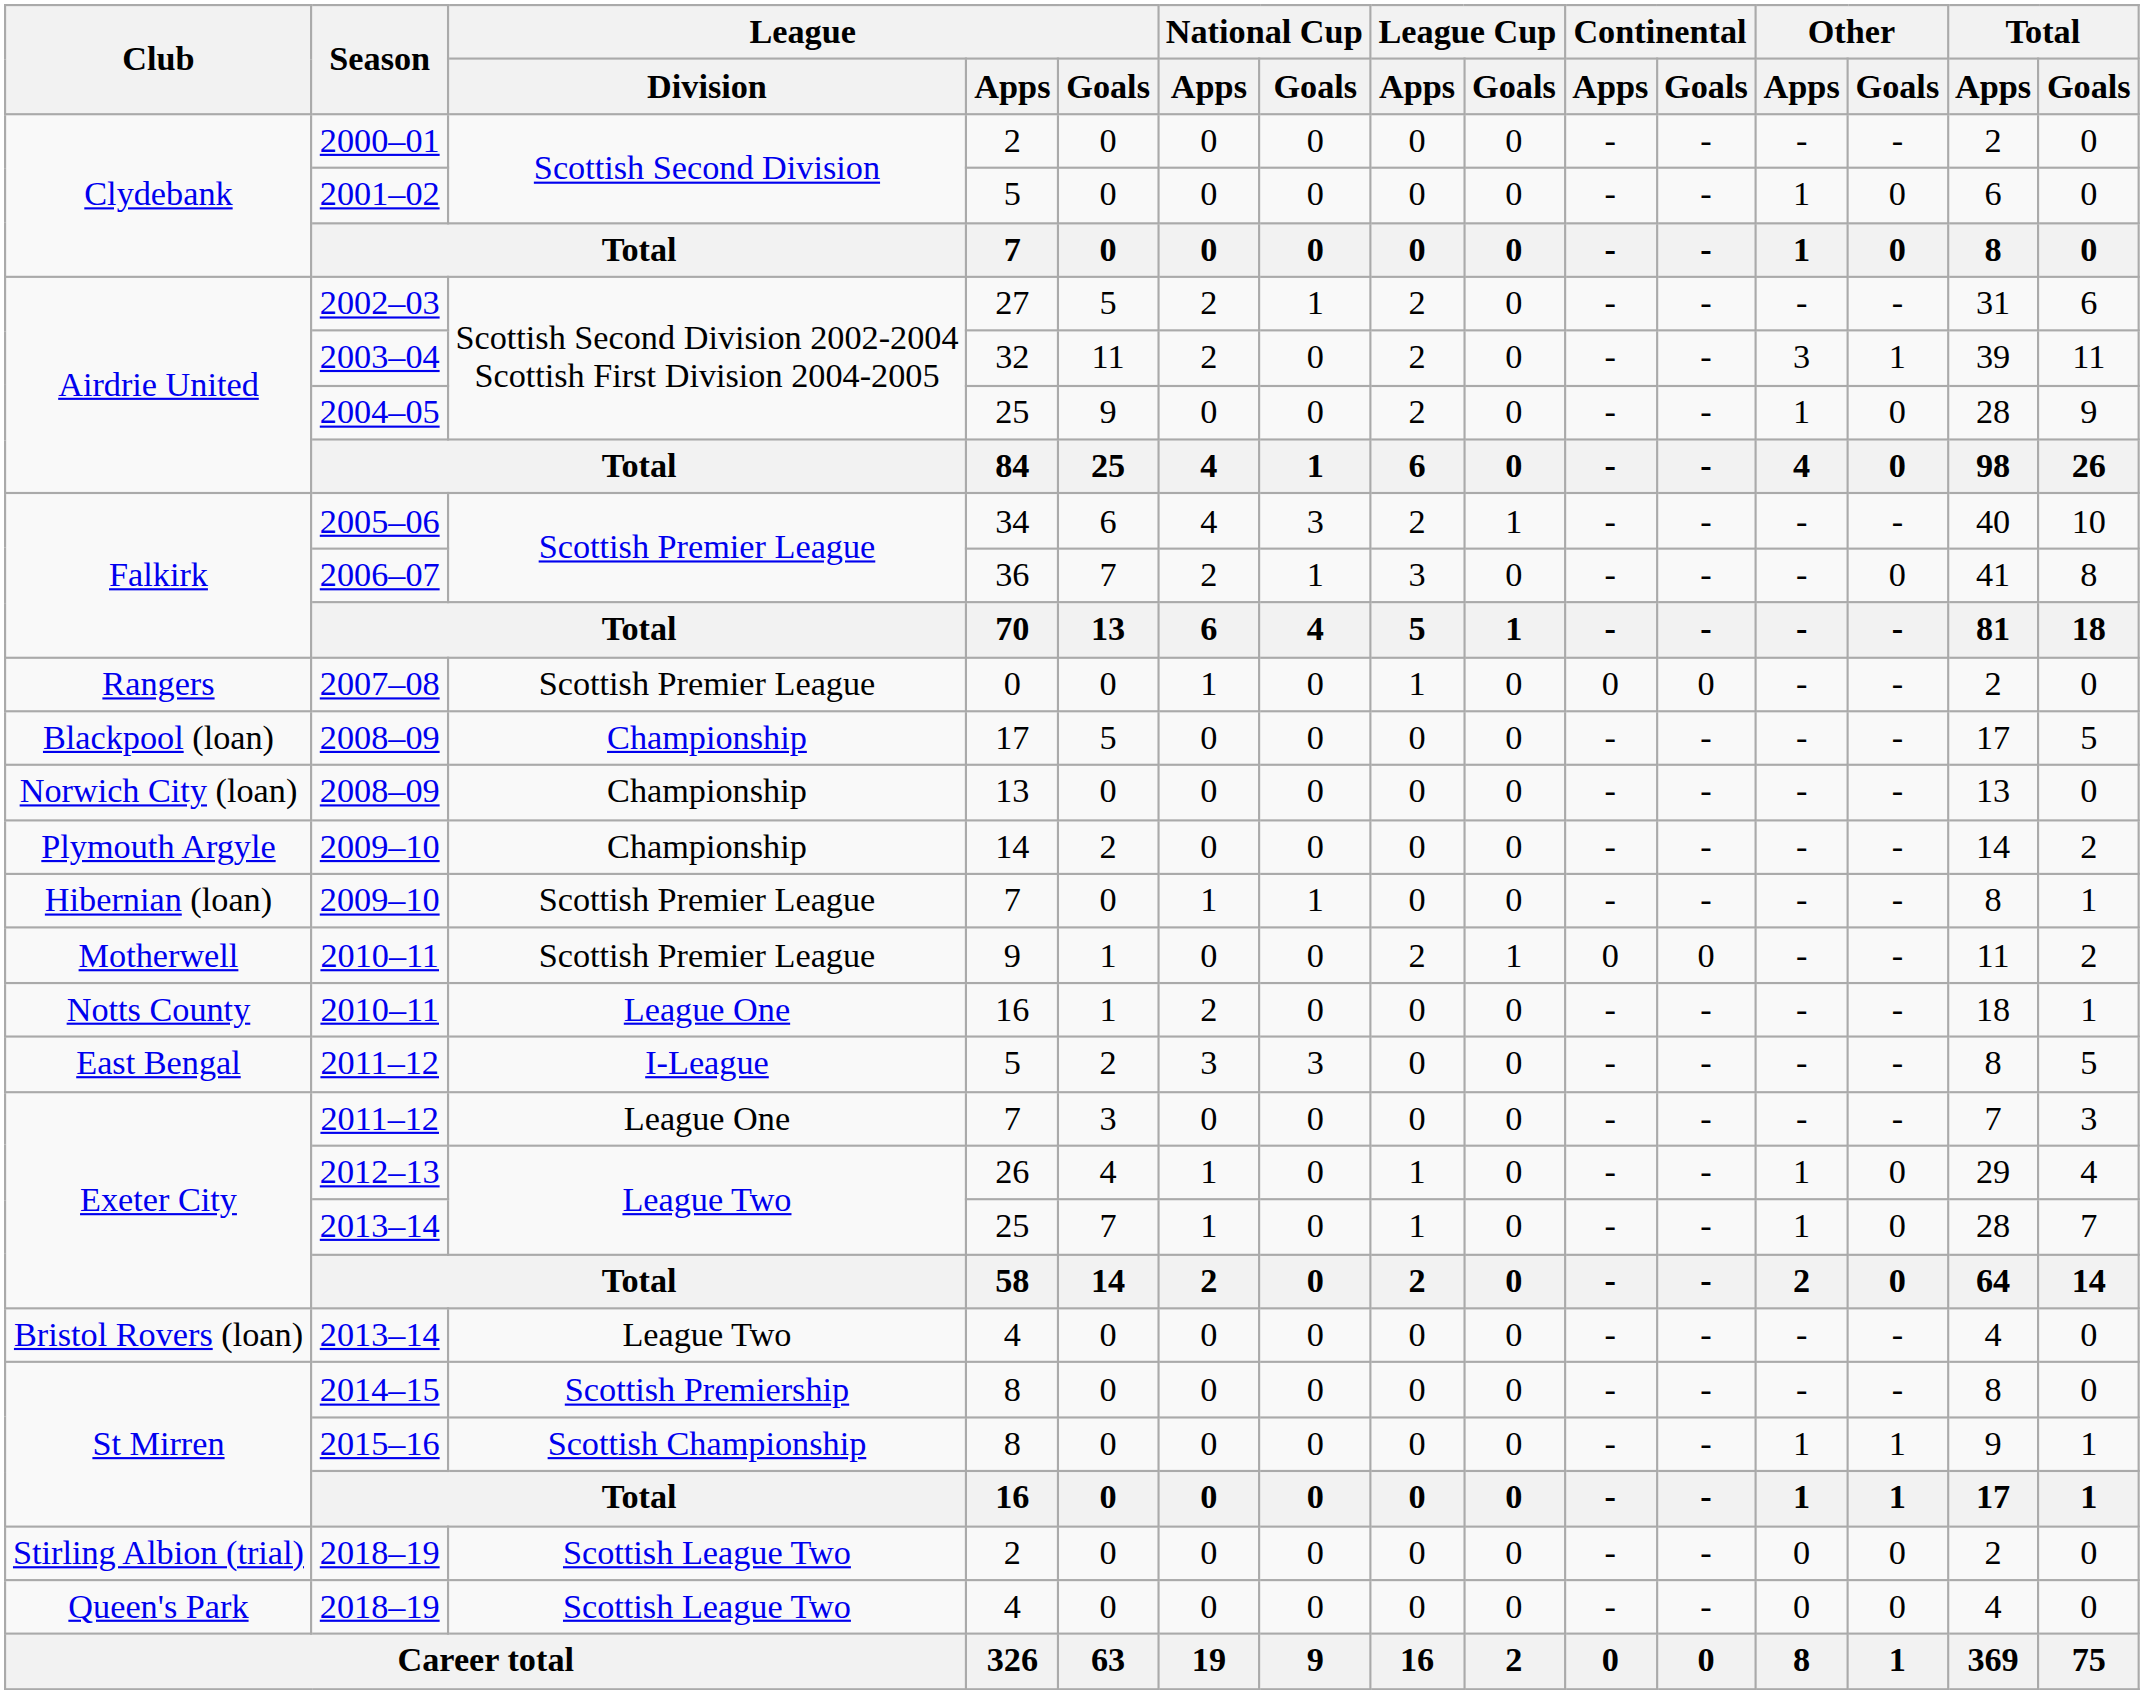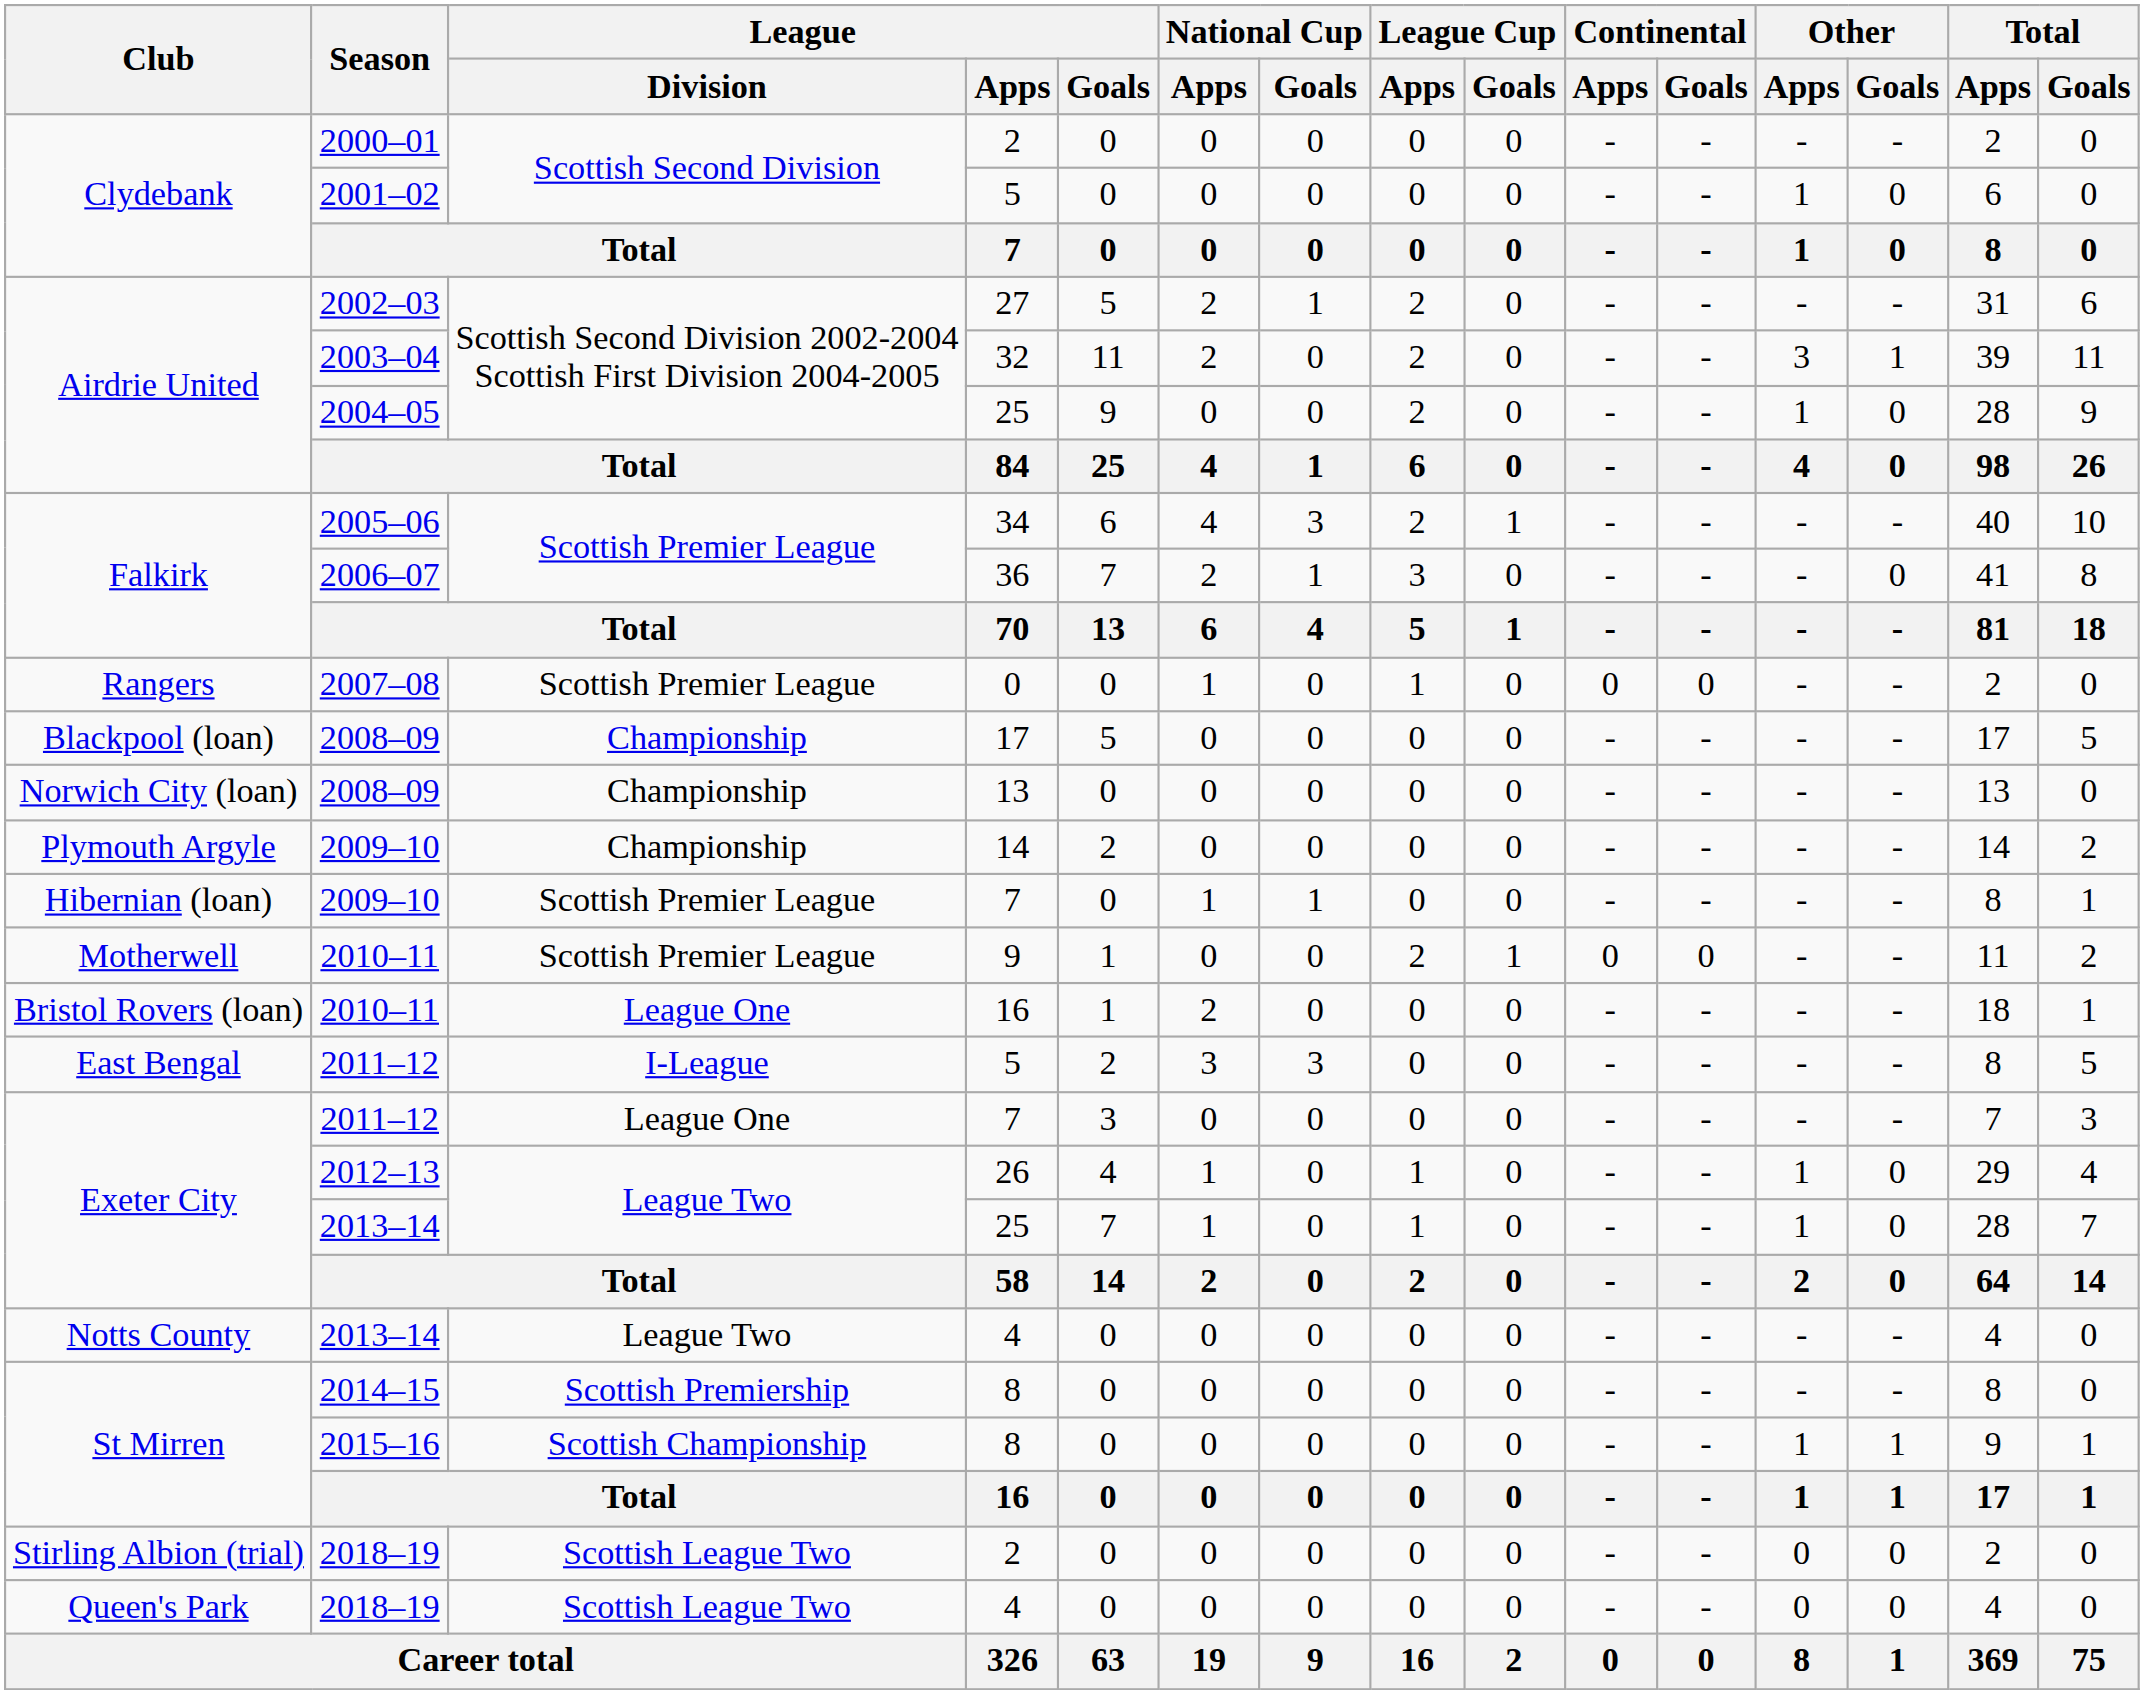(158, 1009) Notts County -> (158, 1009) Bristol Rovers (loan)
(158, 1334) Bristol Rovers (loan) -> (158, 1334) Notts County
